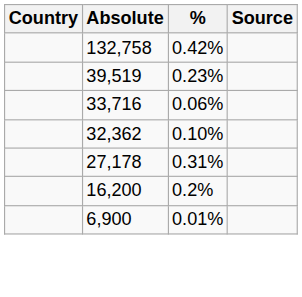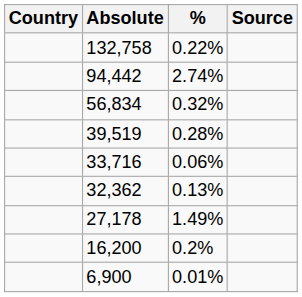(198, 47) 0.42% -> (198, 47) 0.22%
+ row: (114, 76)
+ row: (114, 104)
(198, 76) 0.23% -> (198, 133) 0.28%
(198, 133) 0.10% -> (198, 190) 0.13%
(198, 162) 0.31% -> (198, 219) 1.49%
